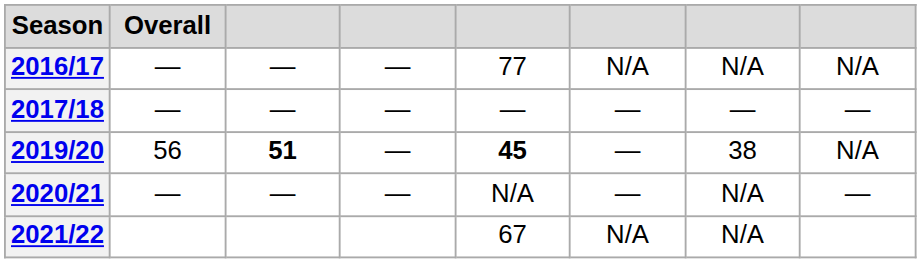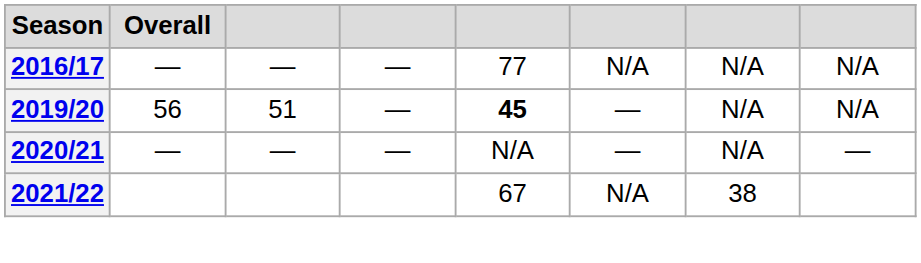- row: (57, 109)
(283, 151) bold -> (283, 109) normal
(743, 151) 38 -> (743, 109) N/A
(743, 235) N/A -> (743, 193) 38
